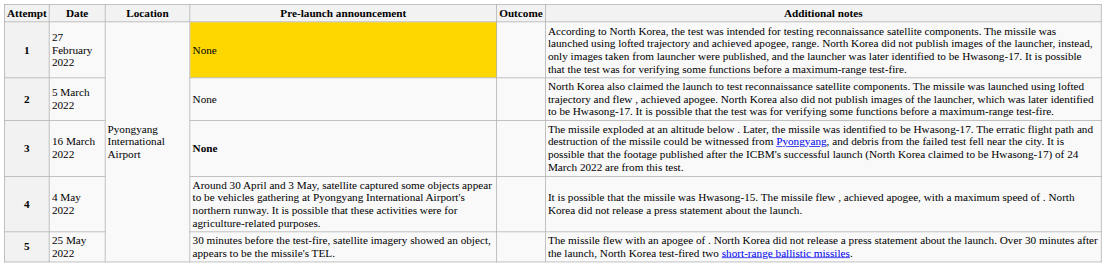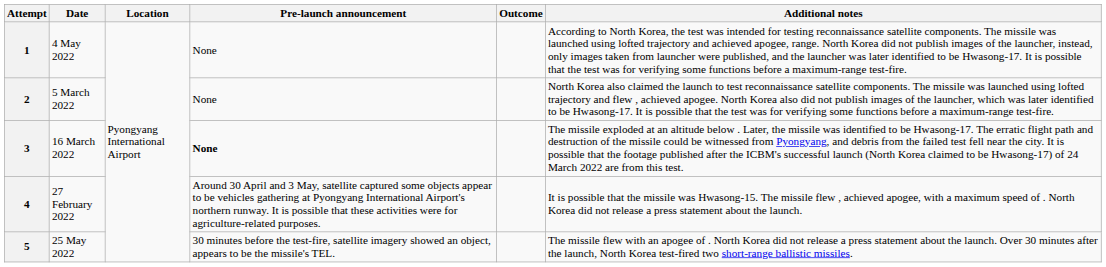(72, 50) 27 February 2022 -> (66, 50) 4 May 2022
(205, 50) gold background -> (205, 50) no background
(66, 204) 4 May 2022 -> (72, 204) 27 February 2022
